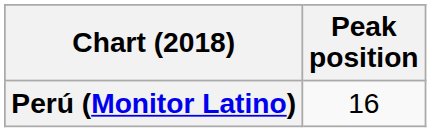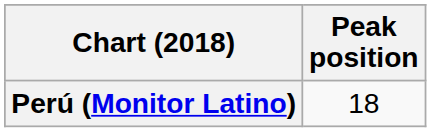(364, 103) 16 -> (364, 103) 18
